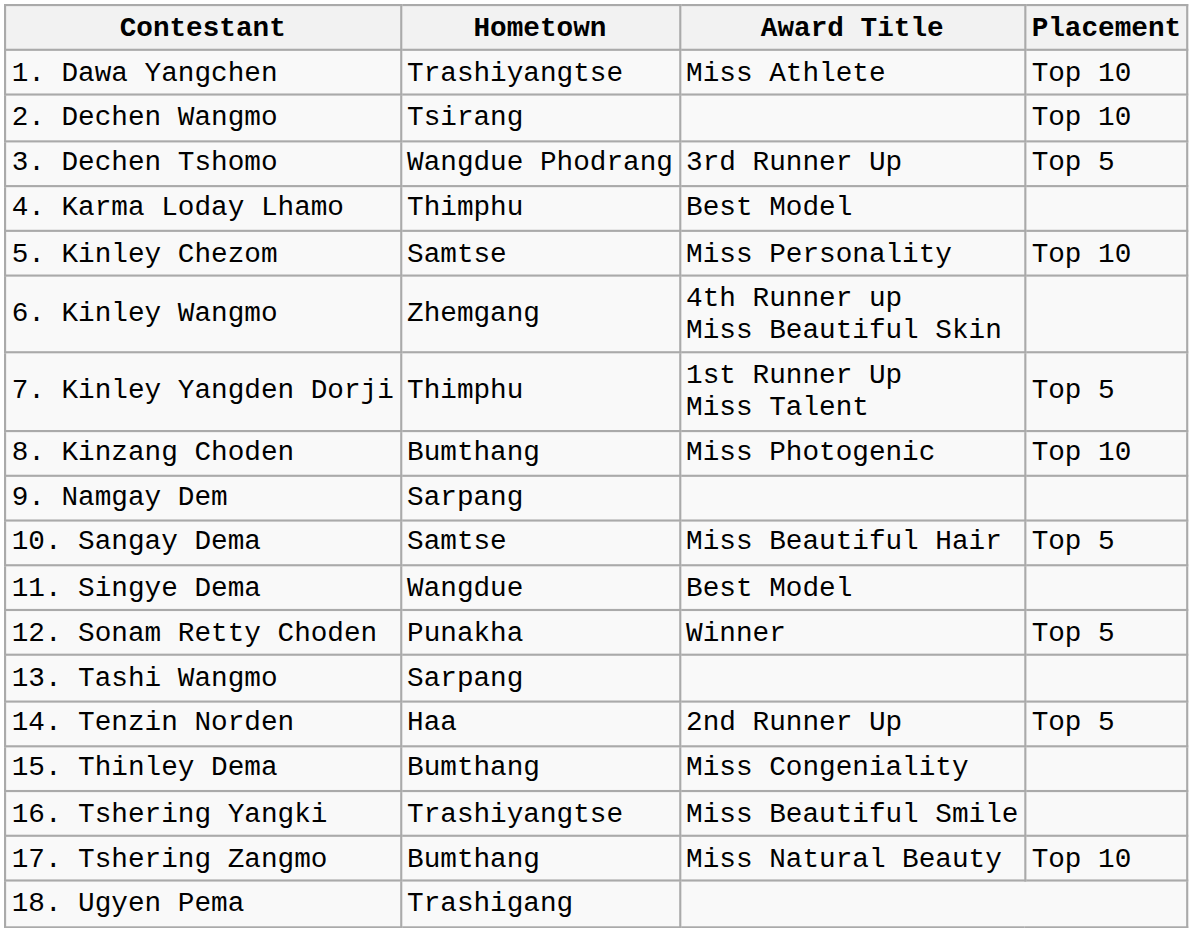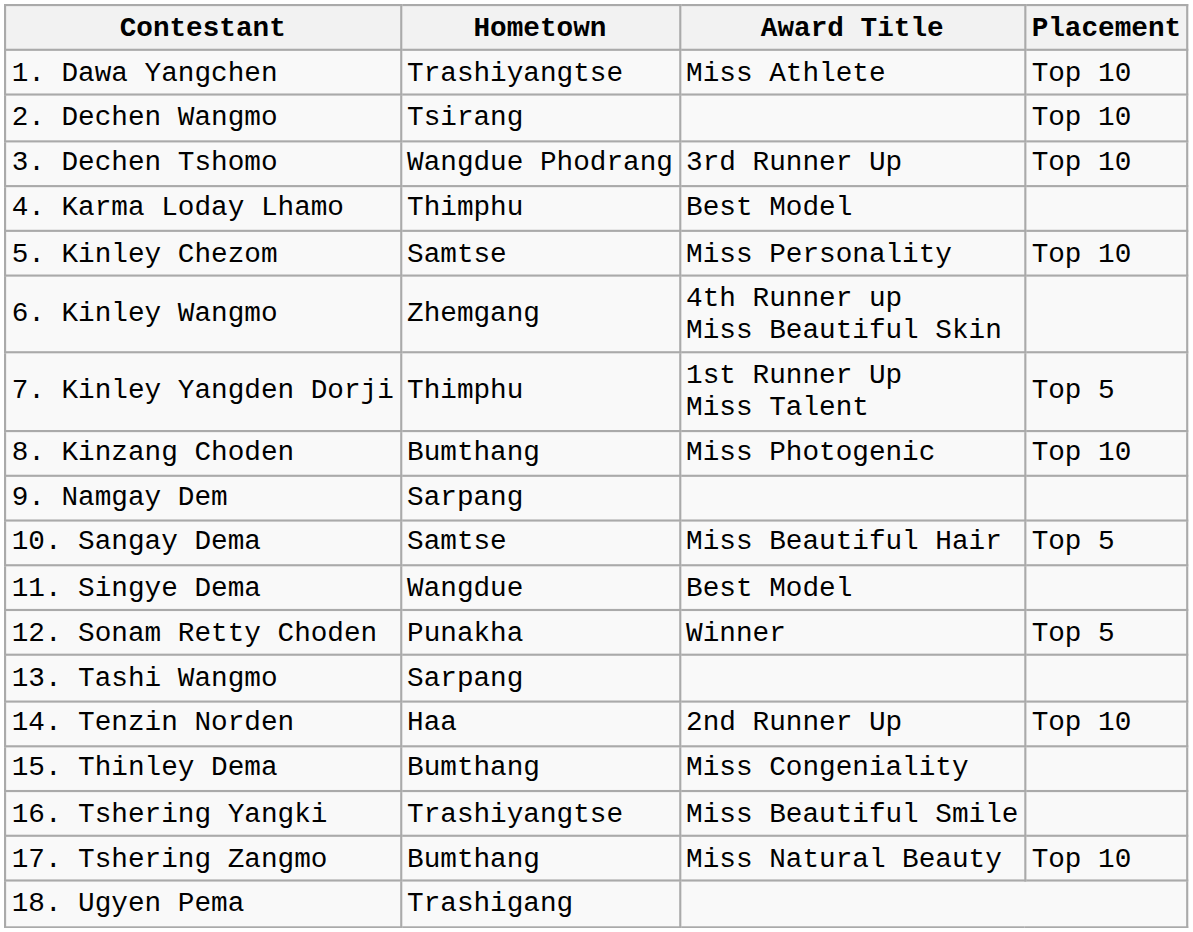(1073, 163) Top 5 -> (1081, 163) Top 10
(1073, 723) Top 5 -> (1081, 723) Top 10
